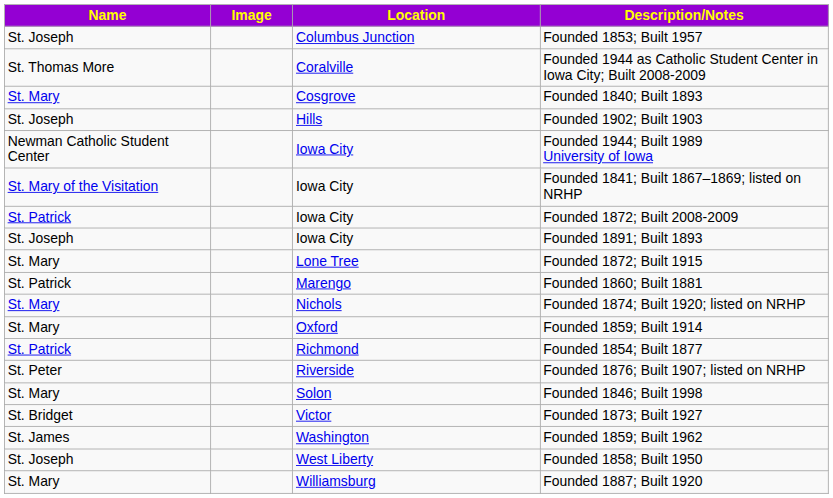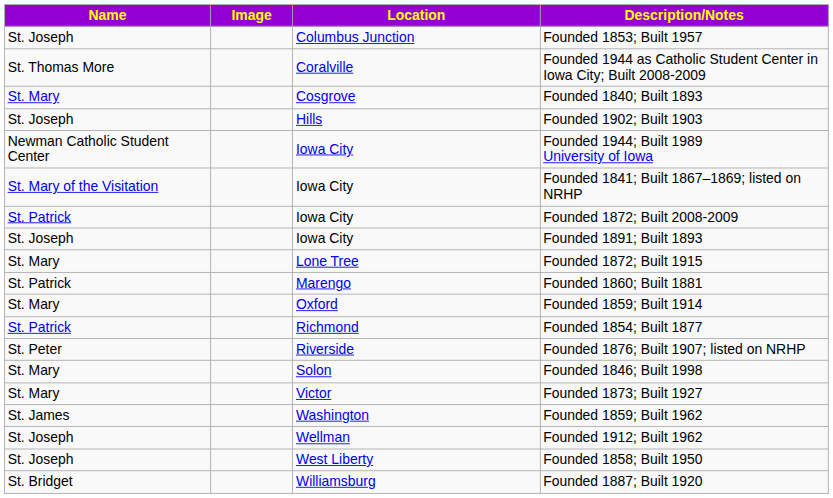- row: (674, 305)
(40, 415) St. Bridget -> (34, 393) St. Mary
+ row: (623, 437)
(34, 481) St. Mary -> (40, 481) St. Bridget
